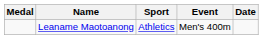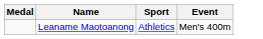- column: (246, 12)
